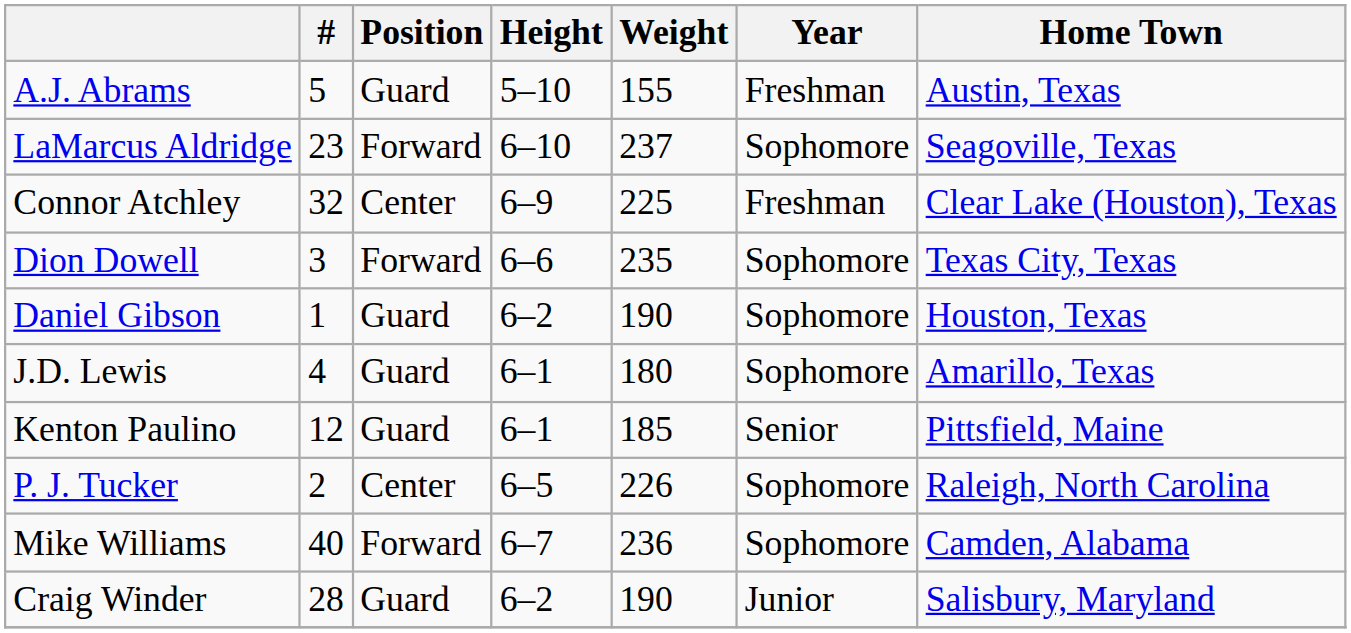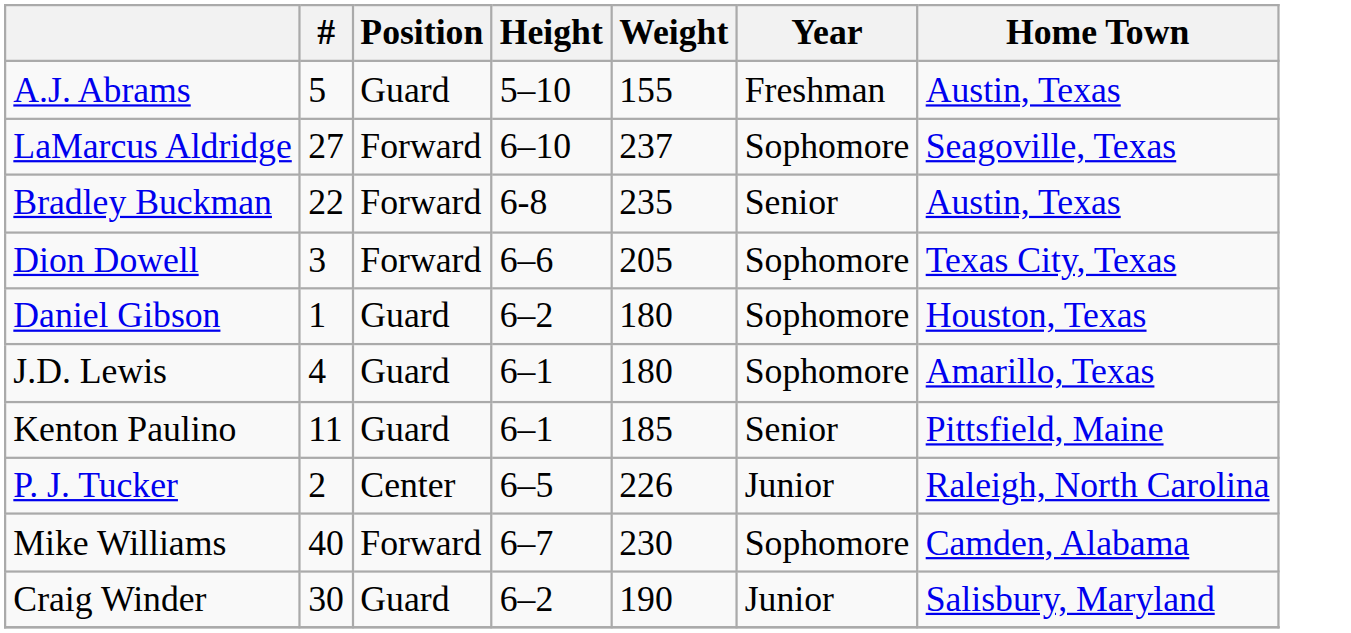(326, 145) 23 -> (326, 145) 27
- row: (127, 202)
+ row: (143, 202)
(646, 259) 235 -> (646, 259) 205
(646, 315) 190 -> (646, 315) 180
(326, 428) 12 -> (325, 428) 11
(827, 485) Sophomore -> (789, 485) Junior
(646, 542) 236 -> (646, 542) 230
(326, 598) 28 -> (326, 598) 30
